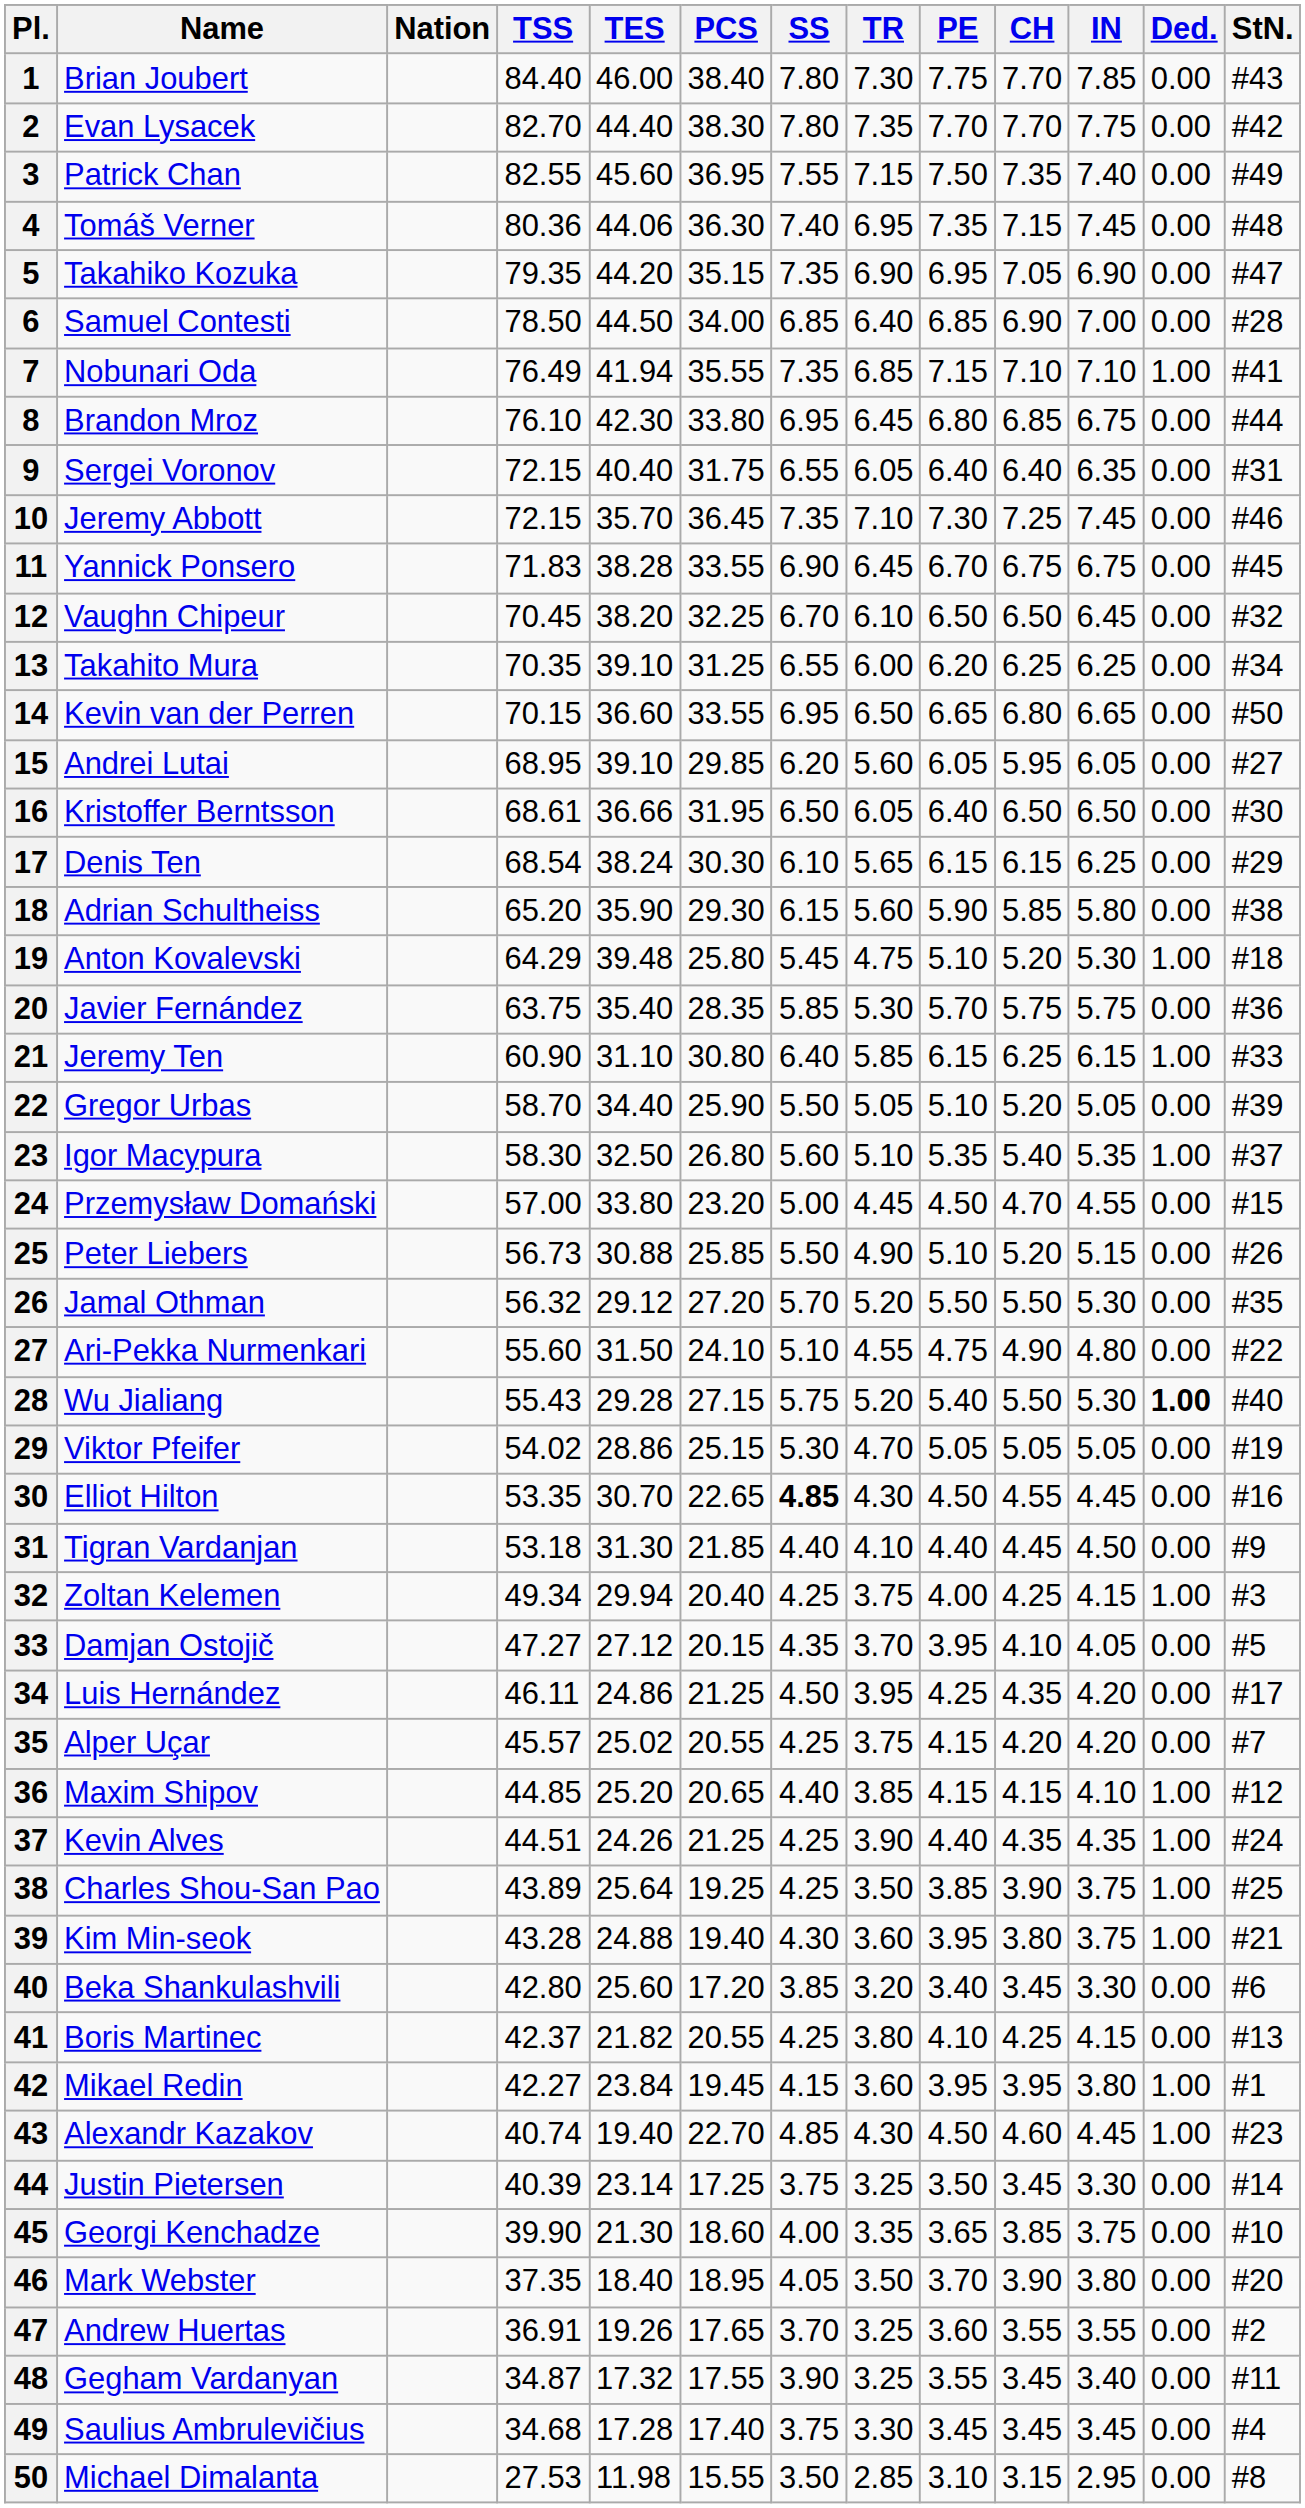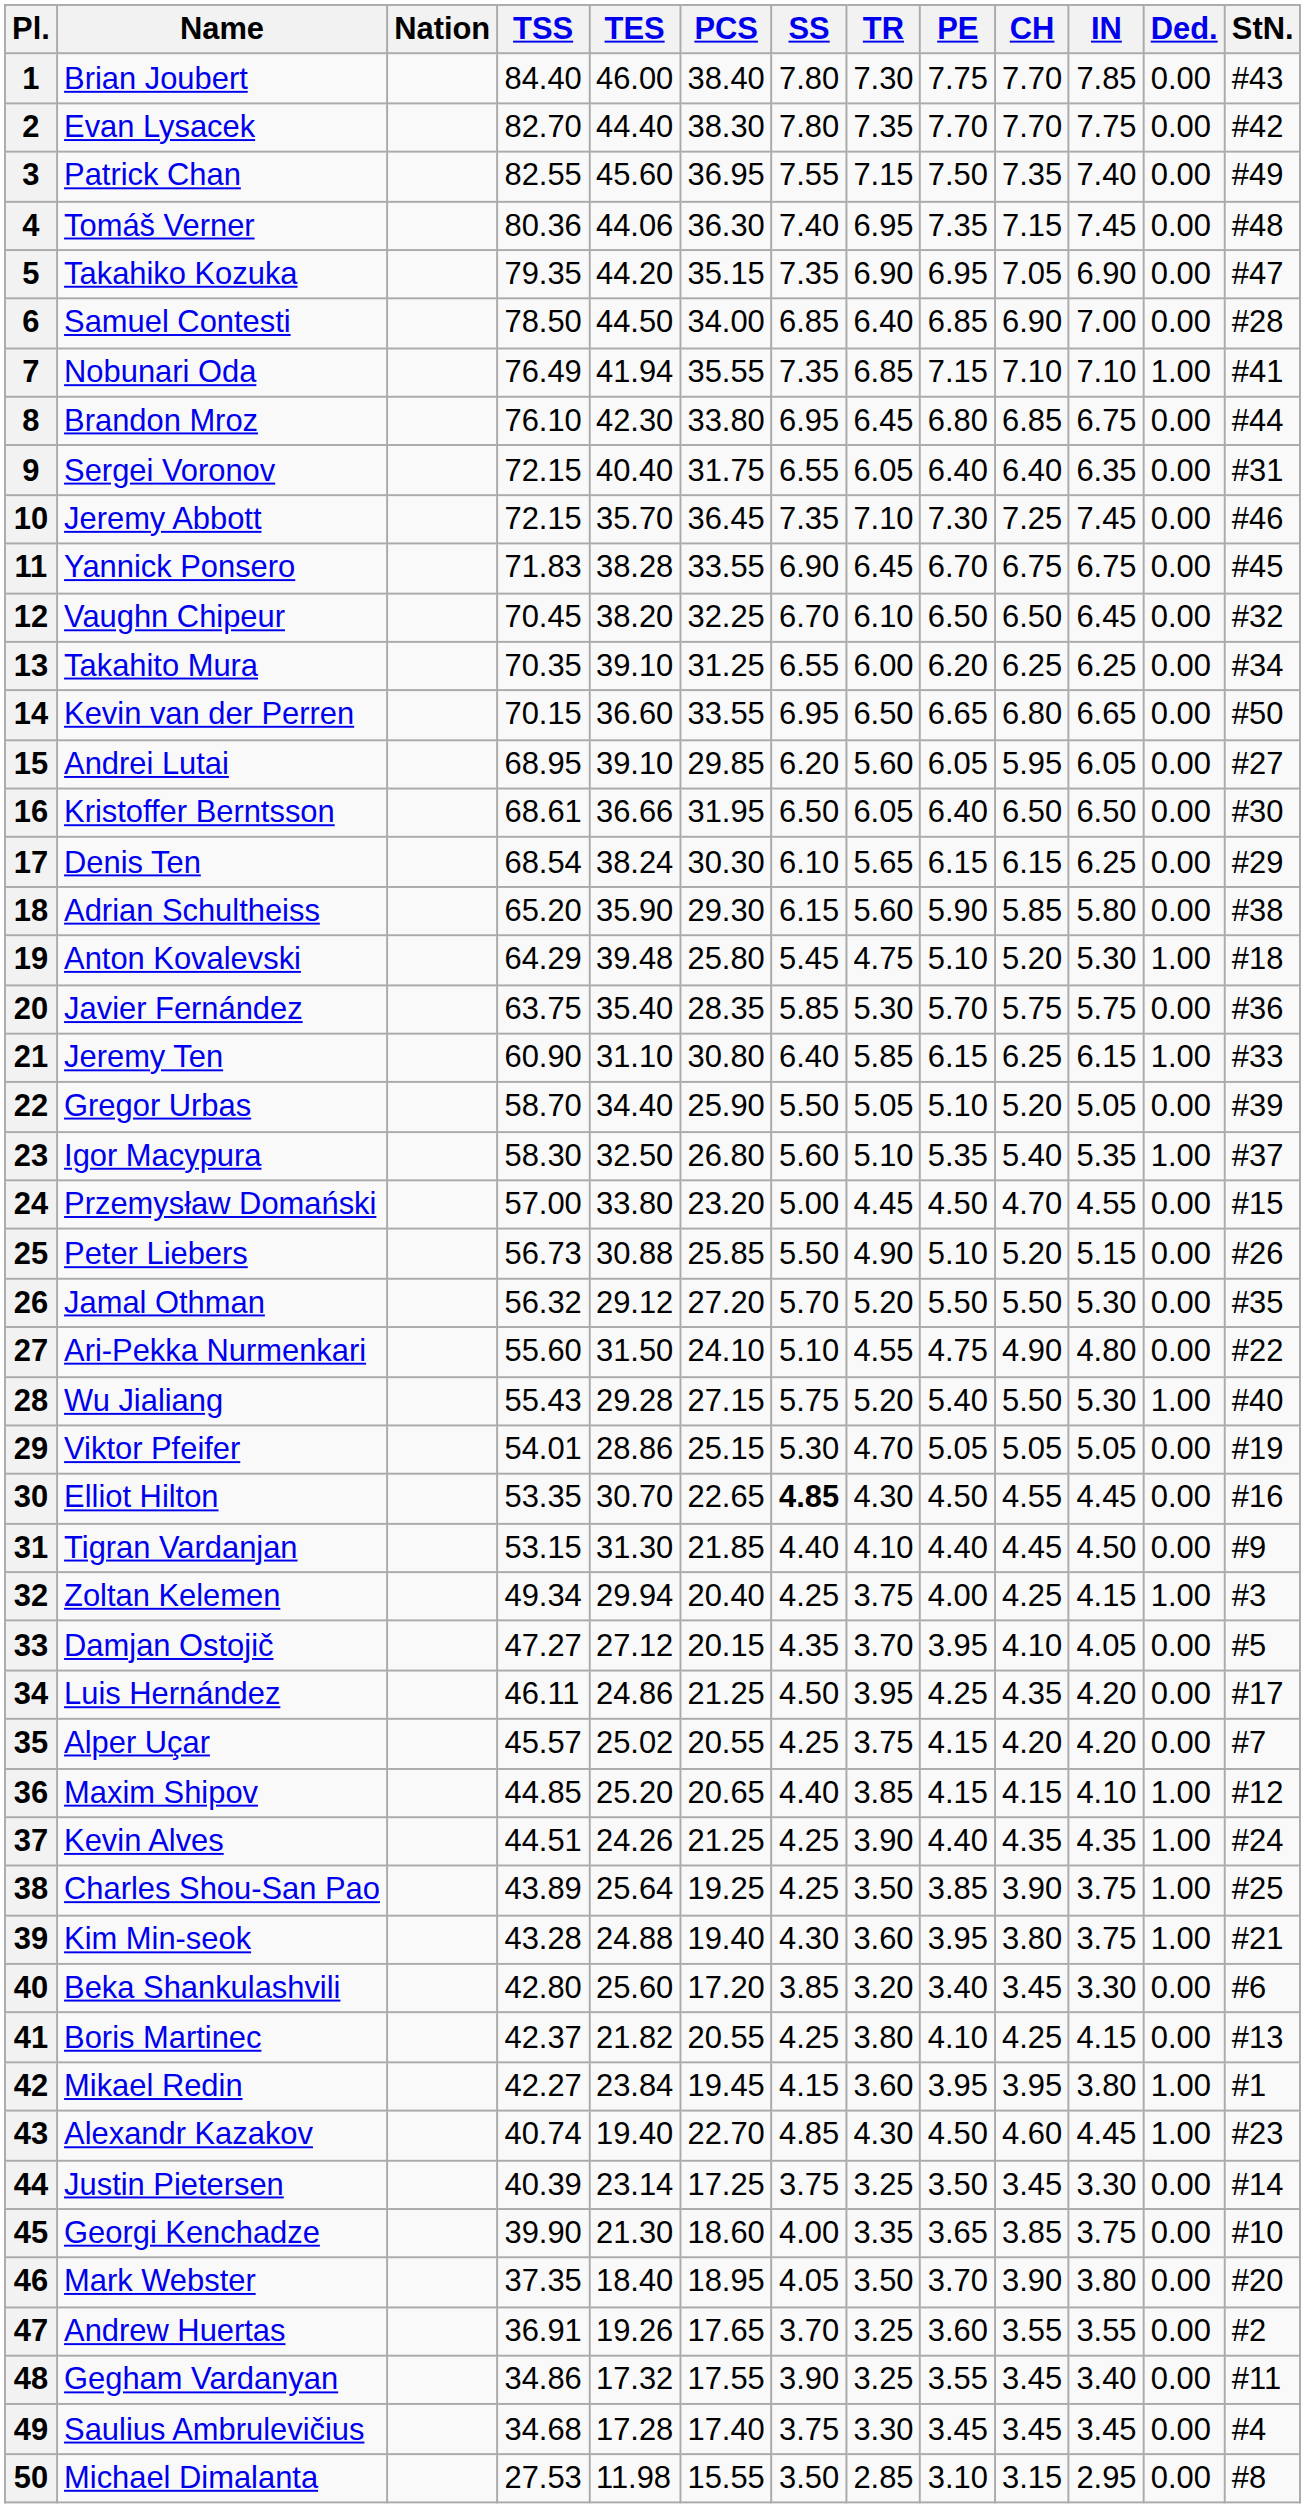(1181, 1400) bold -> (1181, 1400) normal
(543, 1449) 54.02 -> (543, 1449) 54.01
(543, 1547) 53.18 -> (543, 1547) 53.15
(543, 2379) 34.87 -> (543, 2379) 34.86
